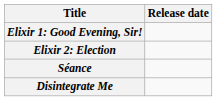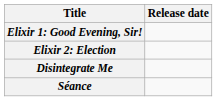rows swapped: (75, 86) <-> (75, 68)
